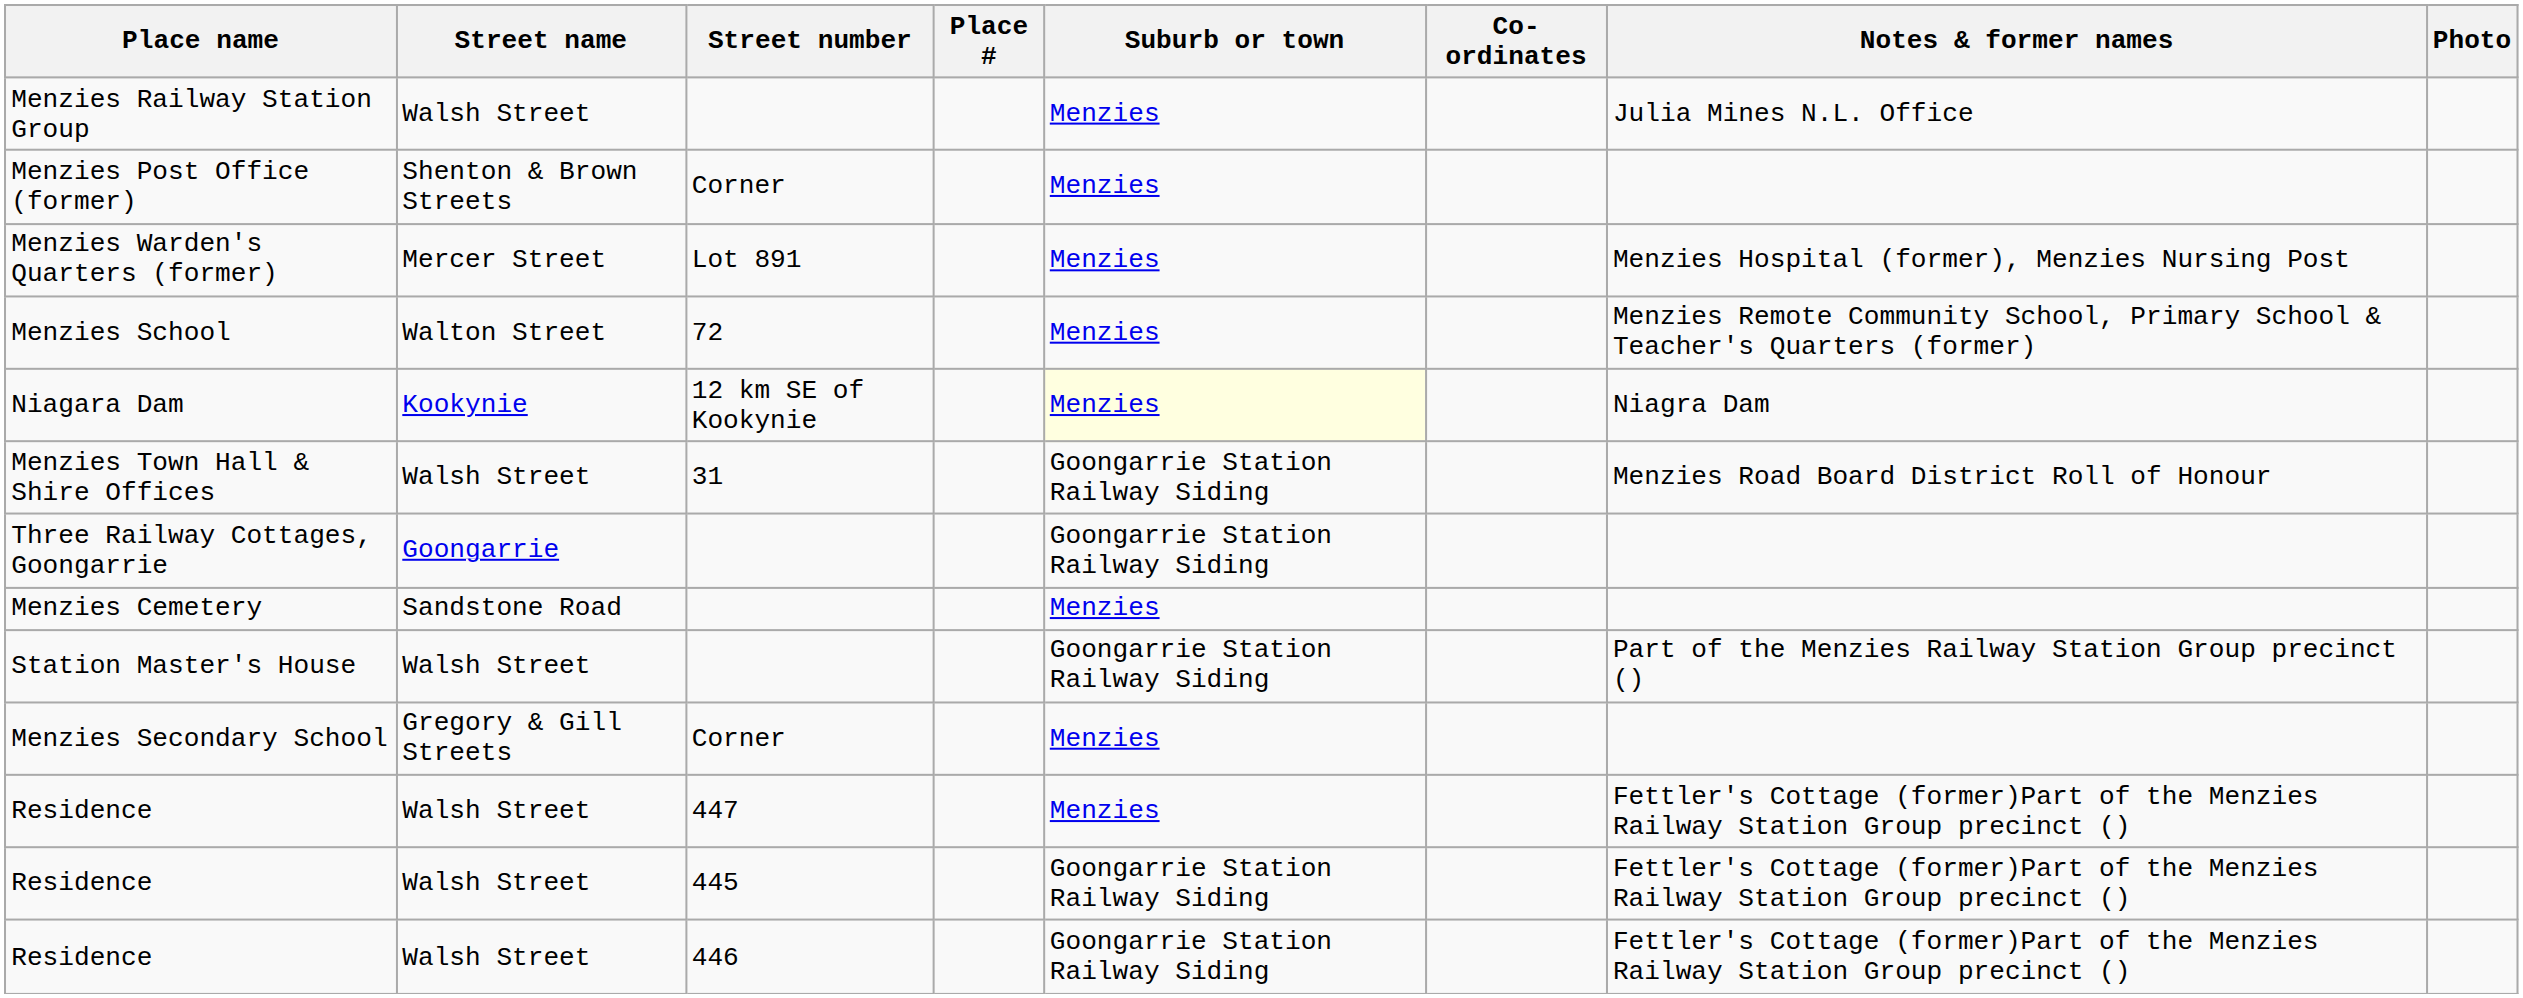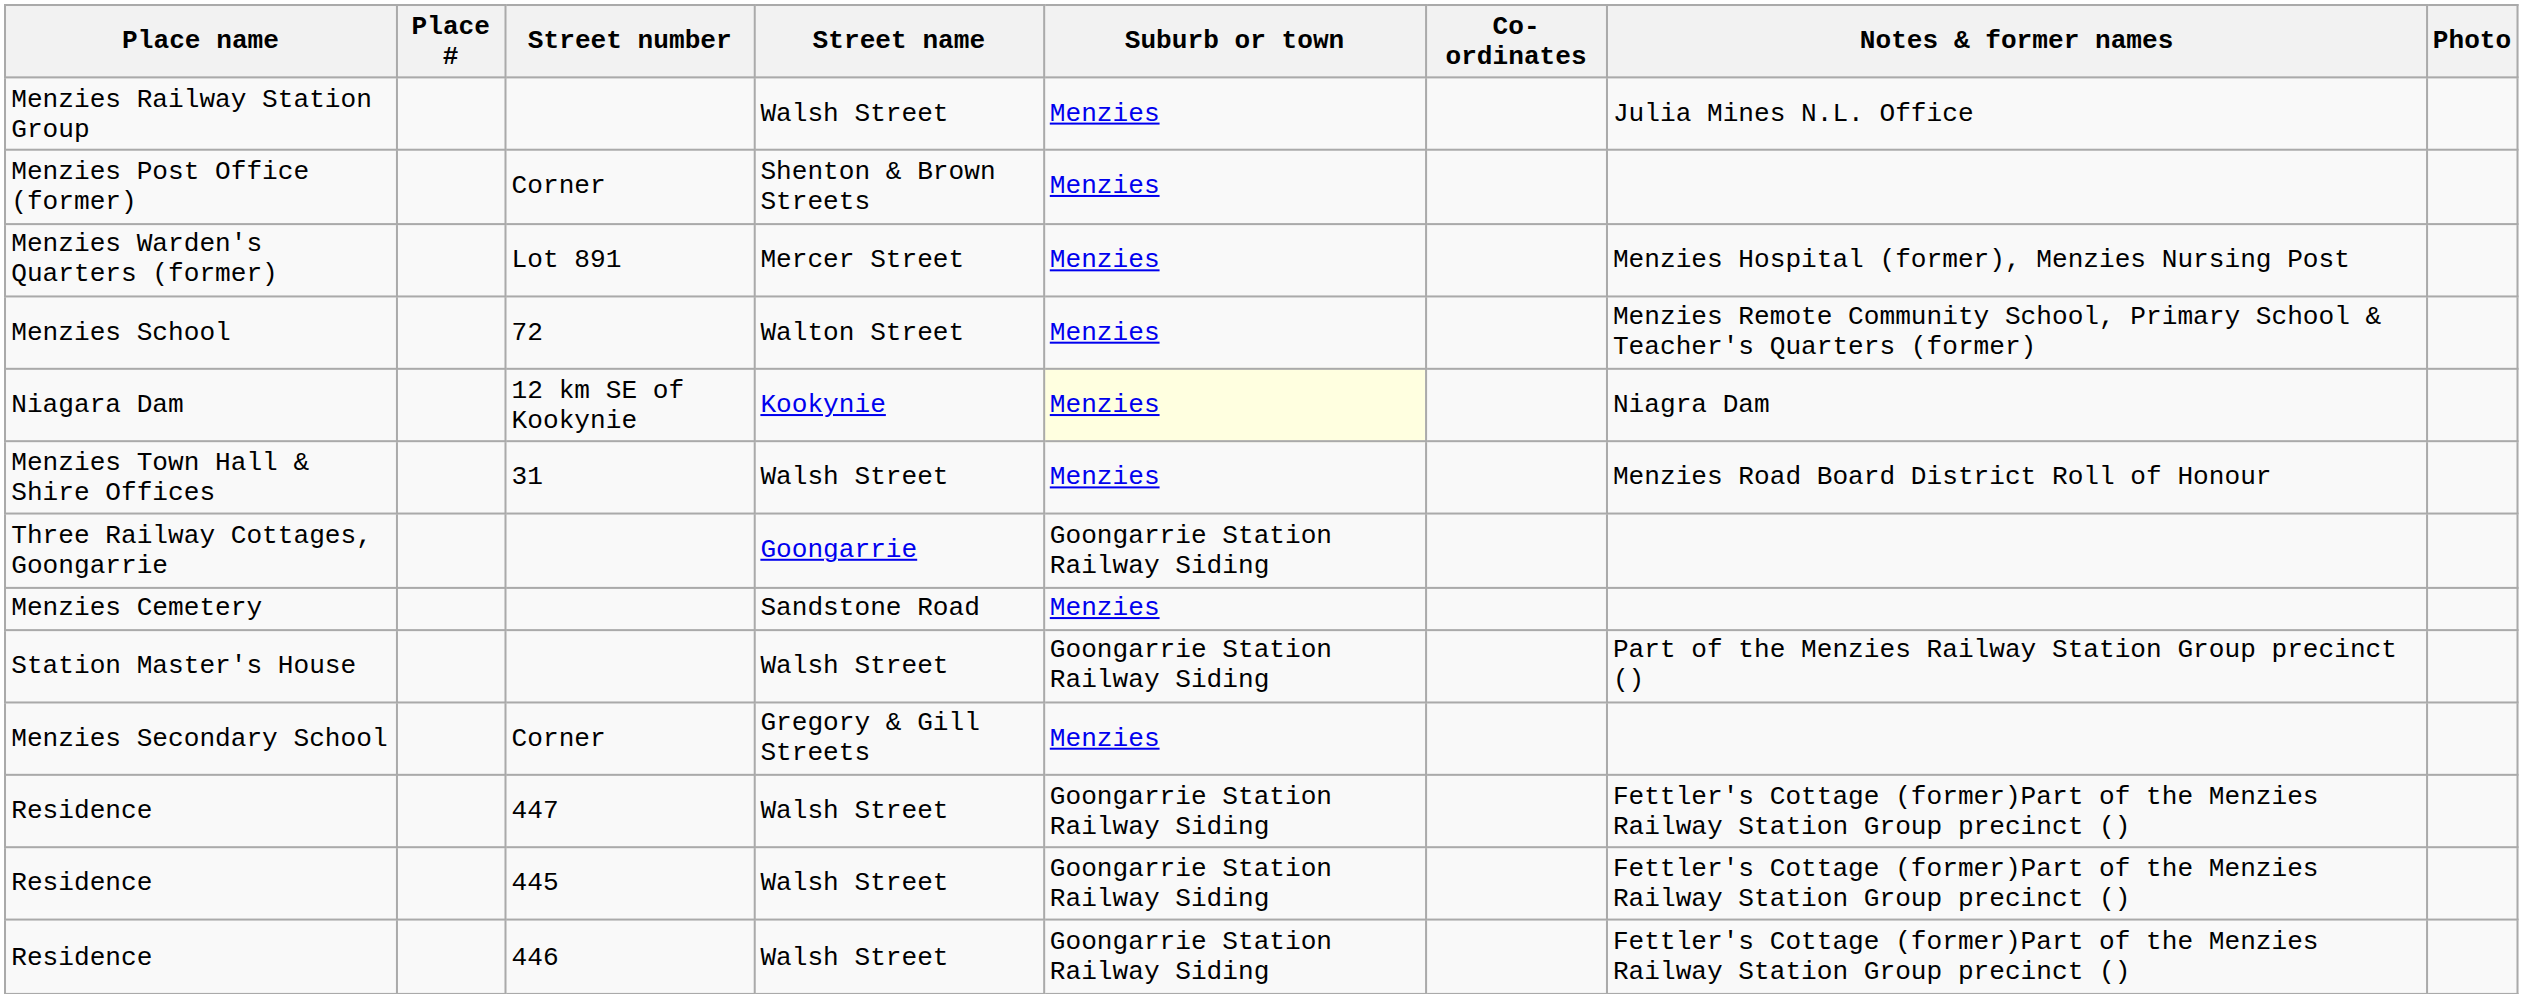columns swapped: (989, 41) <-> (541, 41)
(1191, 478) Goongarrie Station Railway Siding -> (1105, 478) Menzies
(1105, 811) Menzies -> (1191, 811) Goongarrie Station Railway Siding
